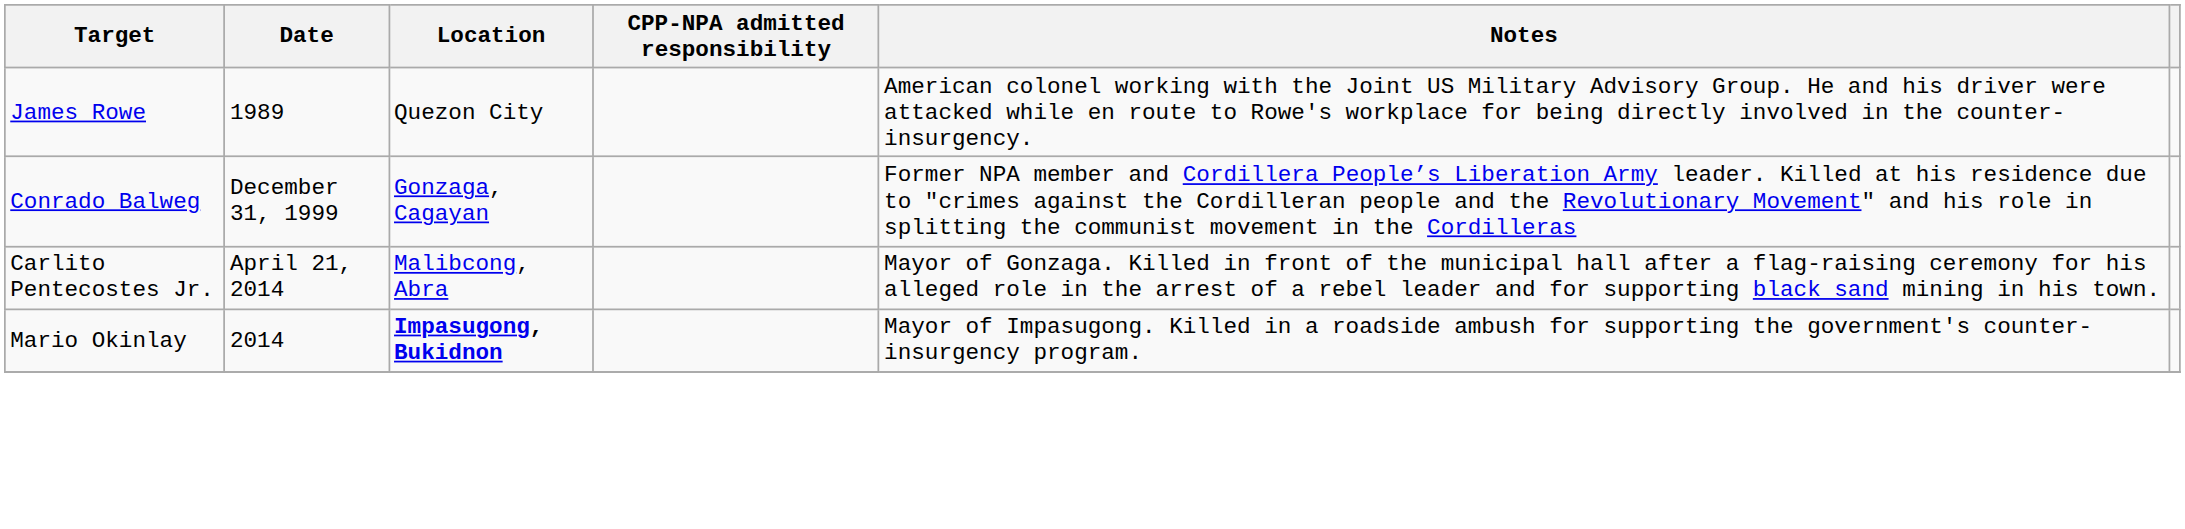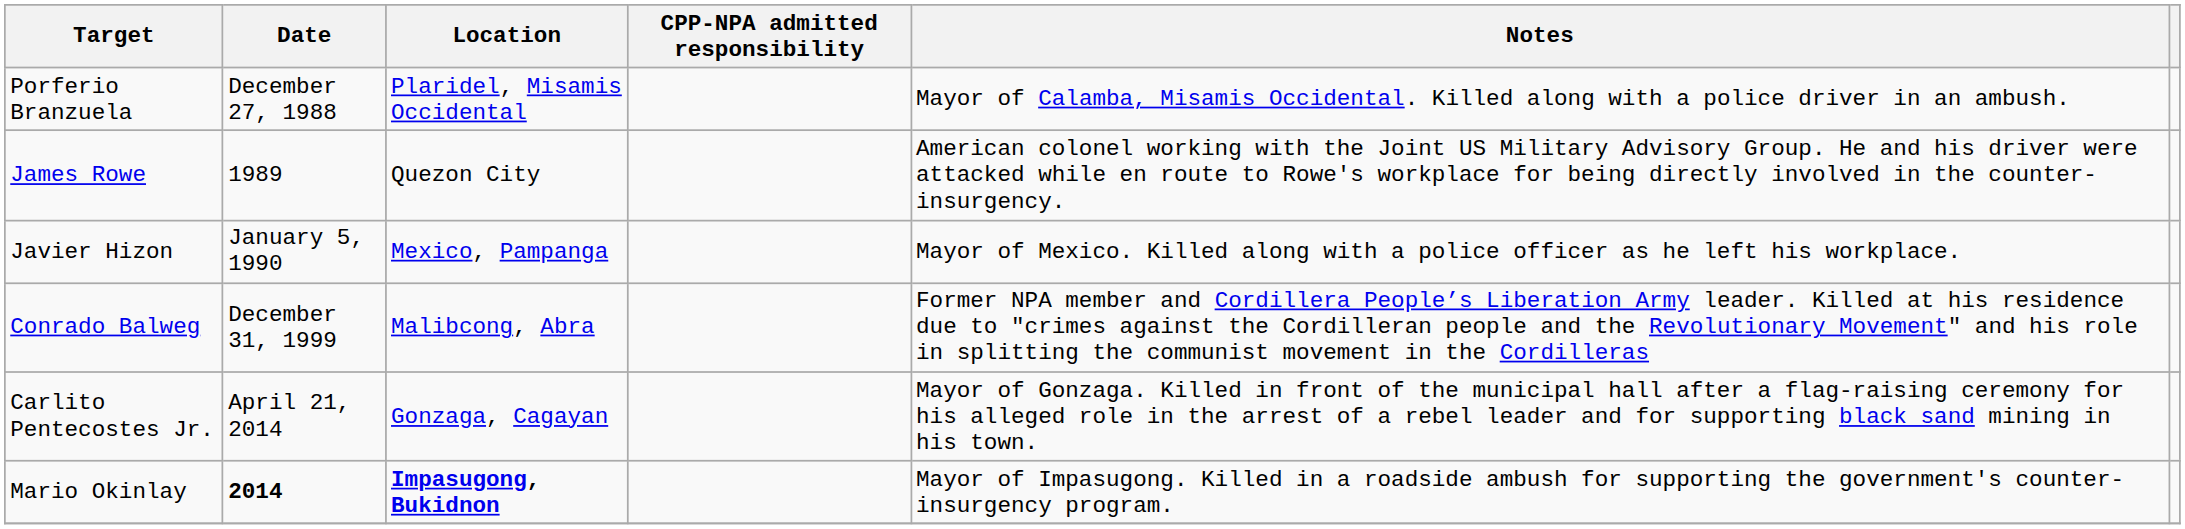+ row: (71, 99)
+ row: (92, 251)
(448, 201) Gonzaga, Cagayan -> (493, 327) Malibcong, Abra
(462, 277) Malibcong, Abra -> (500, 416) Gonzaga, Cagayan
(257, 340) normal -> (255, 492) bold
